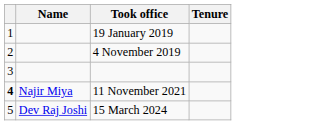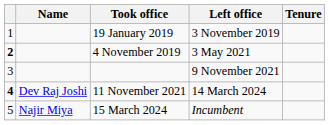+ column: (236, 14)
(10, 52) normal -> (10, 52) bold
(46, 91) Najir Miya -> (53, 91) Dev Raj Joshi
(53, 110) Dev Raj Joshi -> (46, 110) Najir Miya
